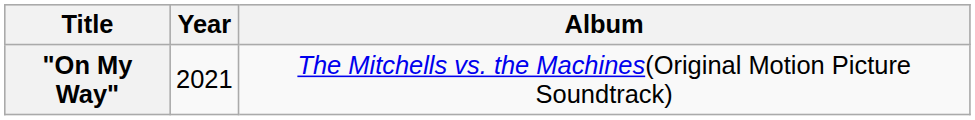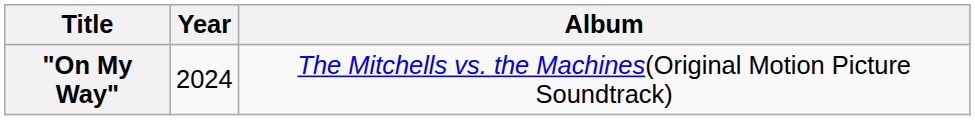(204, 79) 2021 -> (204, 79) 2024
